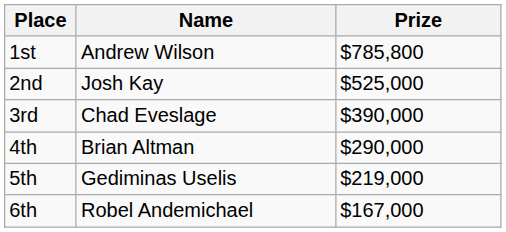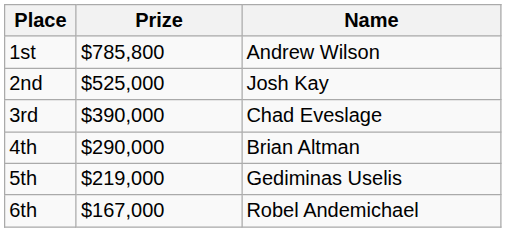columns swapped: (206, 20) <-> (418, 20)
